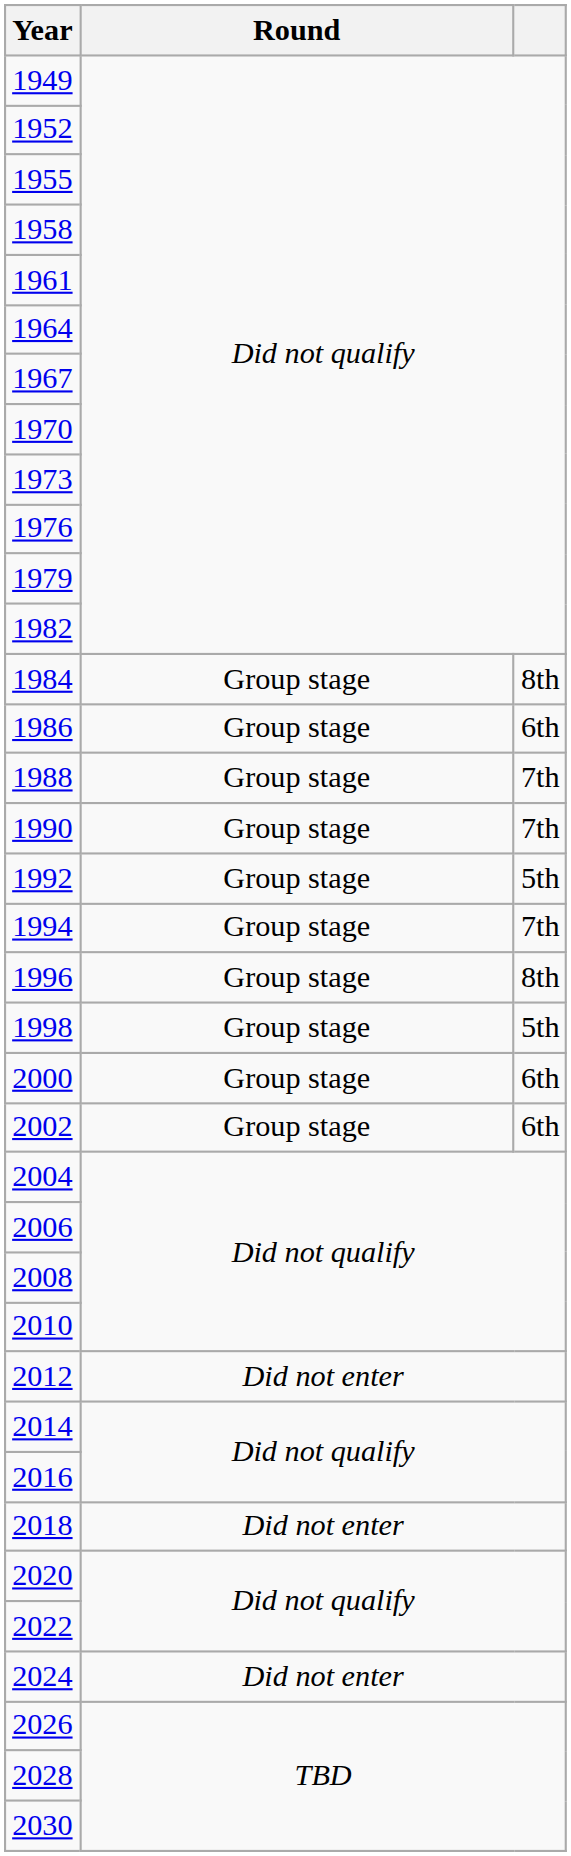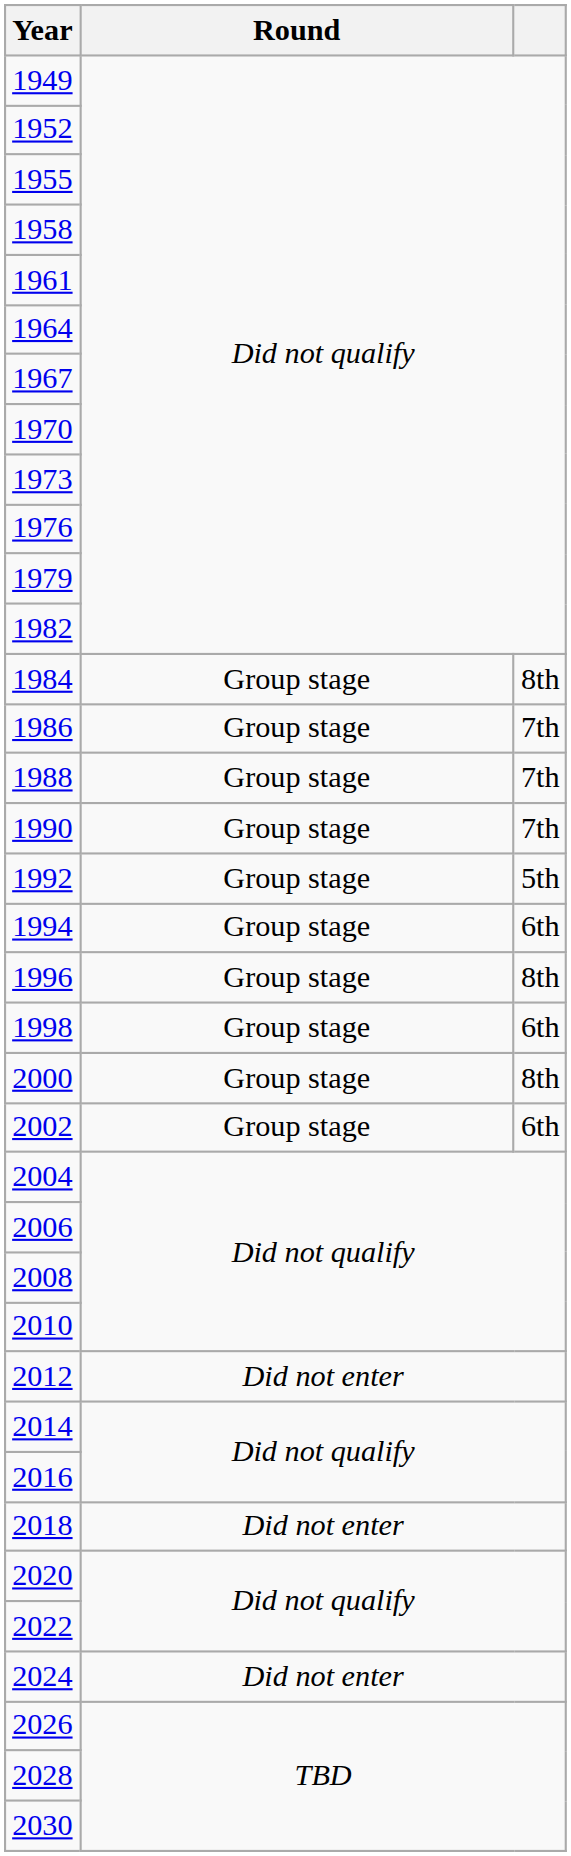(540, 728) 6th -> (540, 728) 7th
(540, 927) 7th -> (540, 927) 6th
(540, 1027) 5th -> (540, 1027) 6th
(540, 1077) 6th -> (540, 1077) 8th
